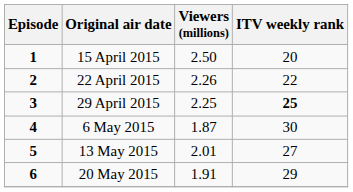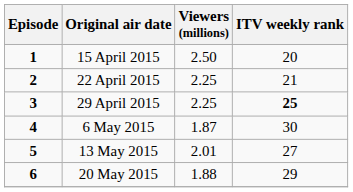(204, 80) 2.26 -> (204, 80) 2.25
(290, 80) 22 -> (290, 80) 21
(204, 174) 1.91 -> (204, 174) 1.88
